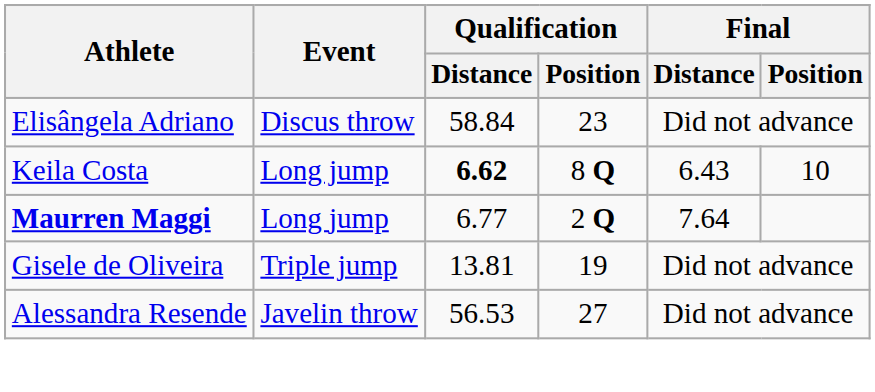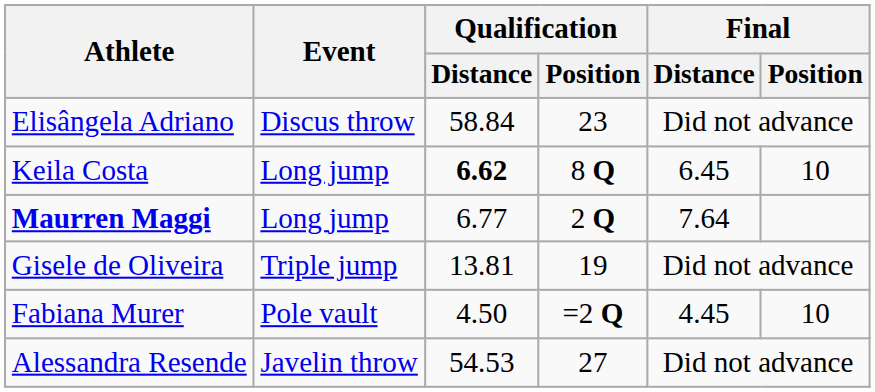(704, 170) 6.43 -> (704, 170) 6.45
+ row: (98, 314)
(482, 314) 56.53 -> (482, 362) 54.53
